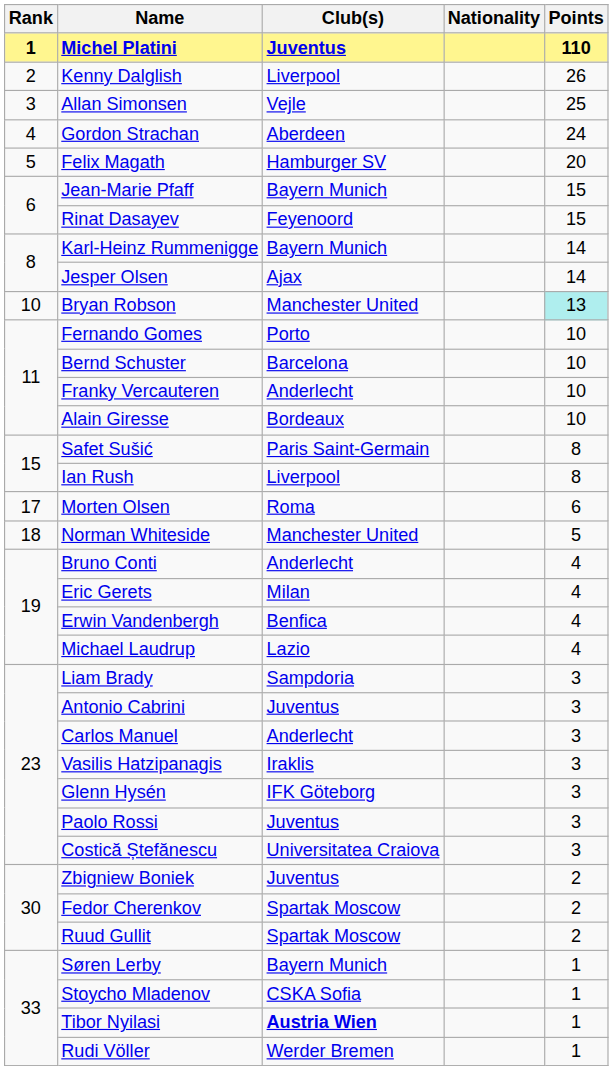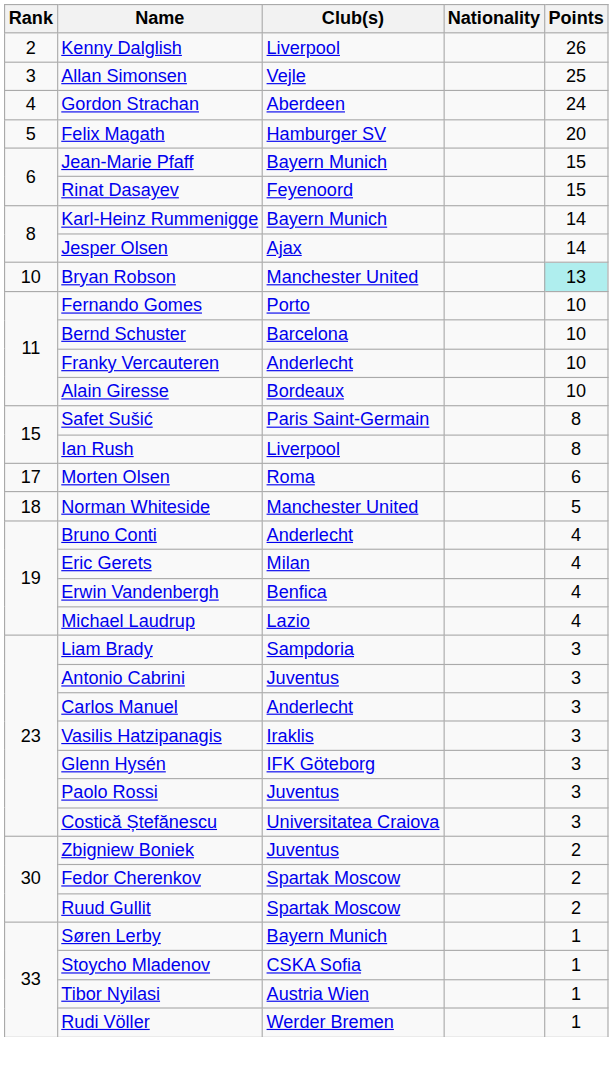- row: (119, 47)
(322, 1022) bold -> (318, 993) normal
